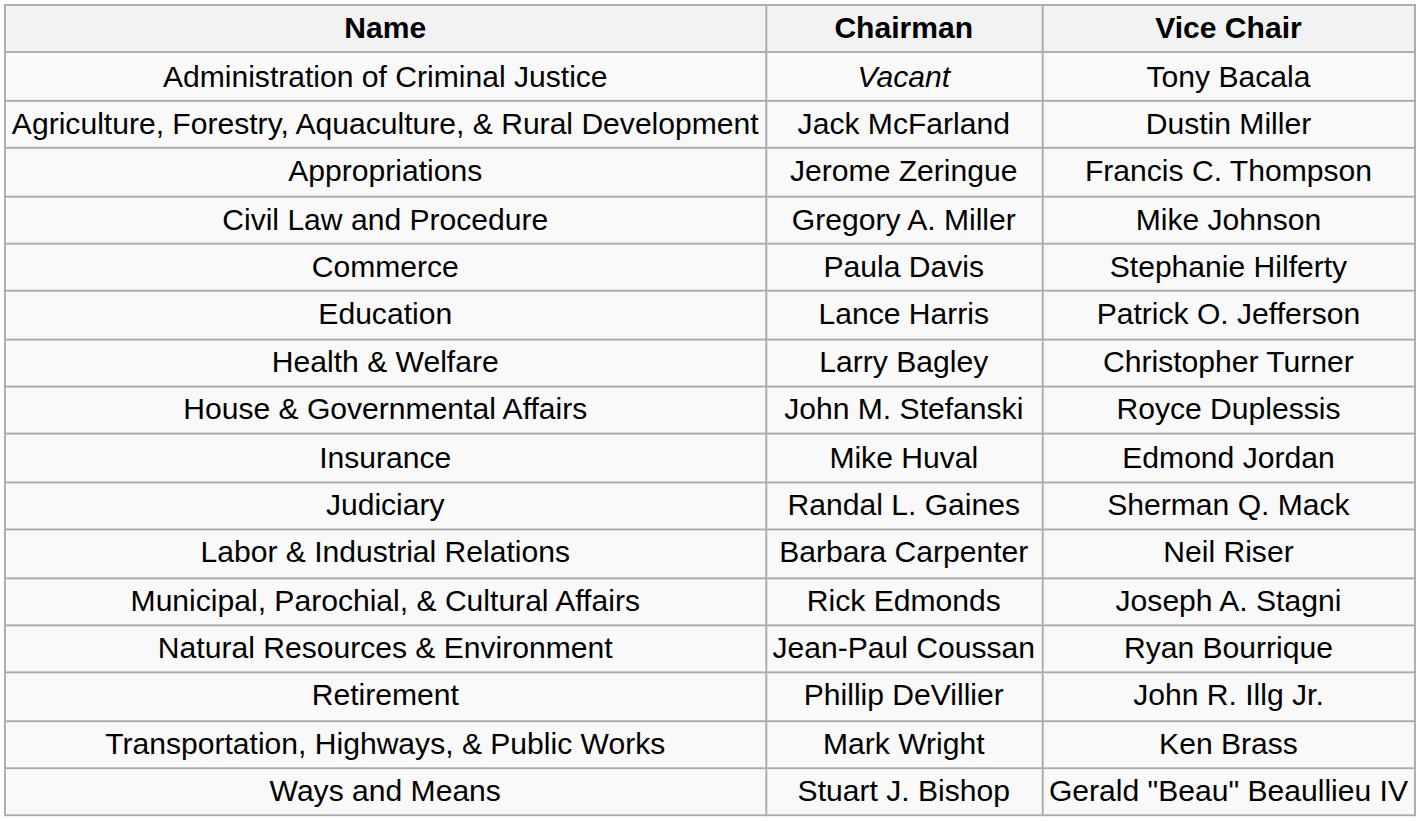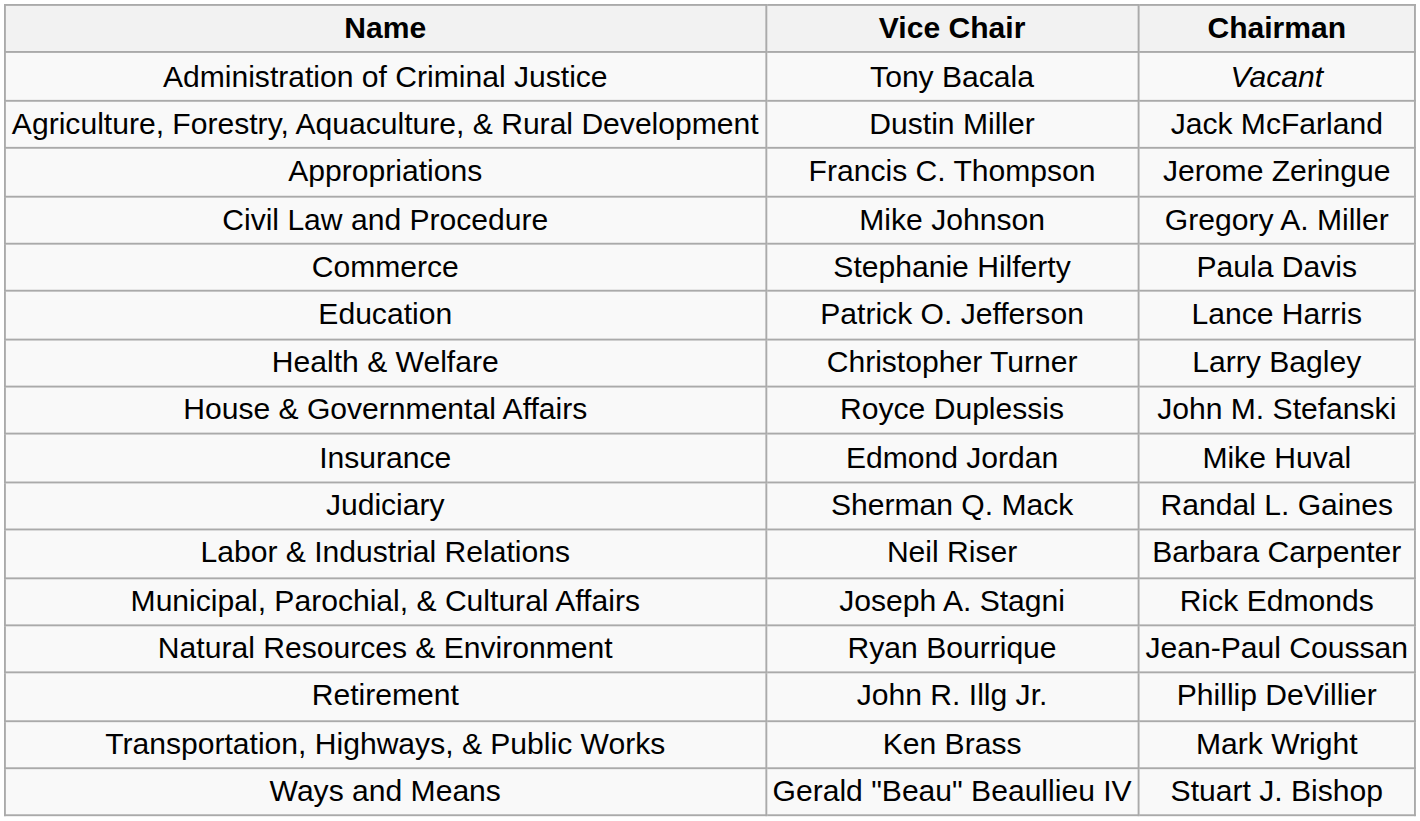columns swapped: (904, 28) <-> (1228, 28)
